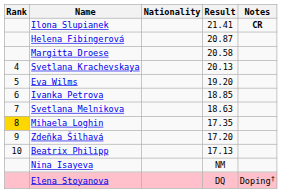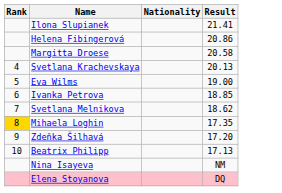- column: (257, 11)
(220, 39) 20.87 -> (220, 39) 20.86
(220, 81) 19.20 -> (220, 81) 19.00
(220, 109) 18.63 -> (220, 109) 18.62
